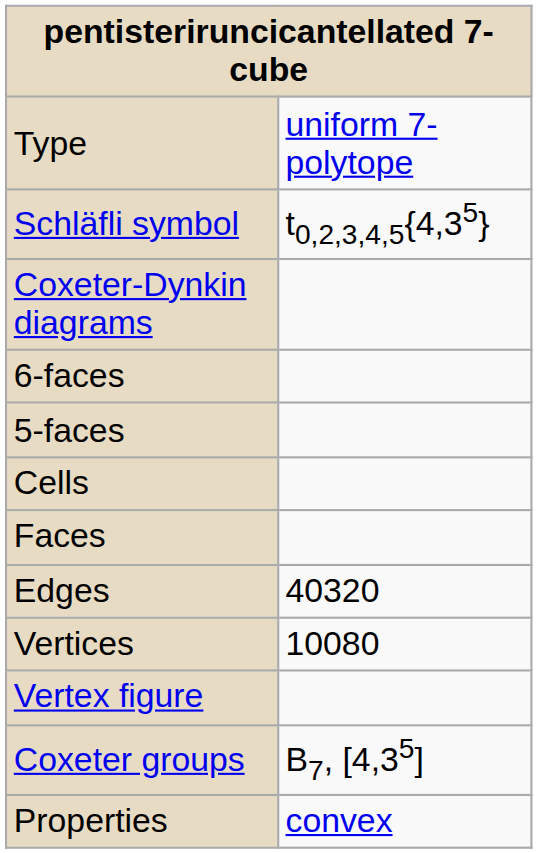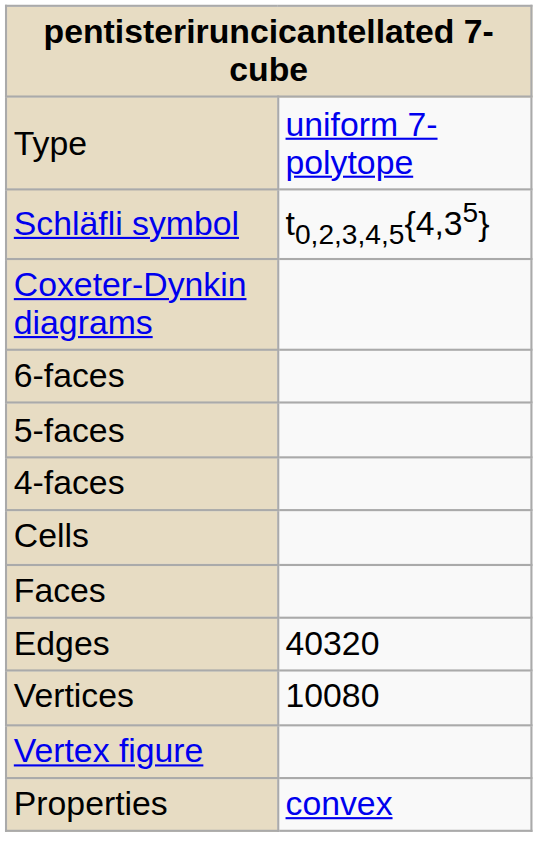+ row: (69, 483)
- row: (129, 758)
